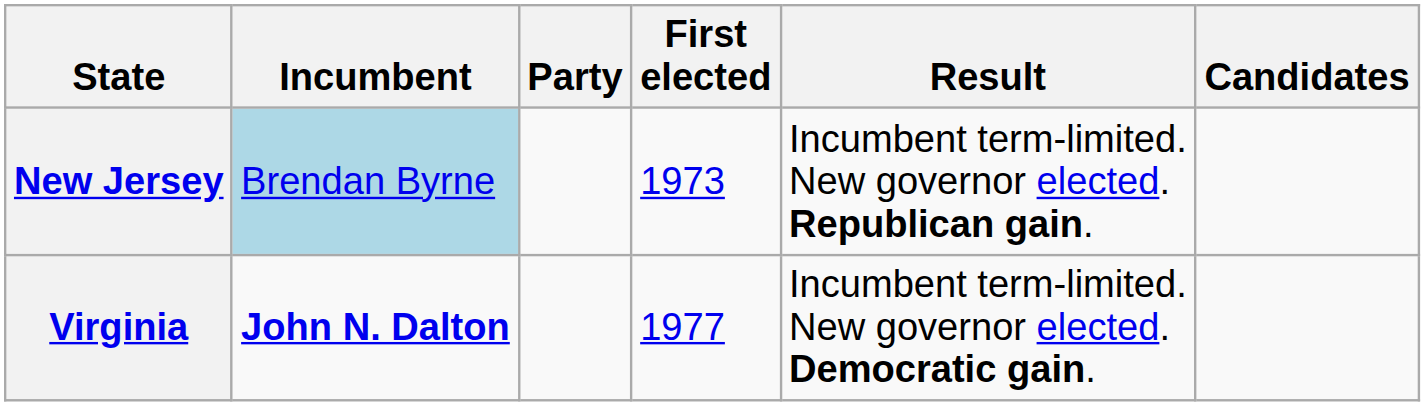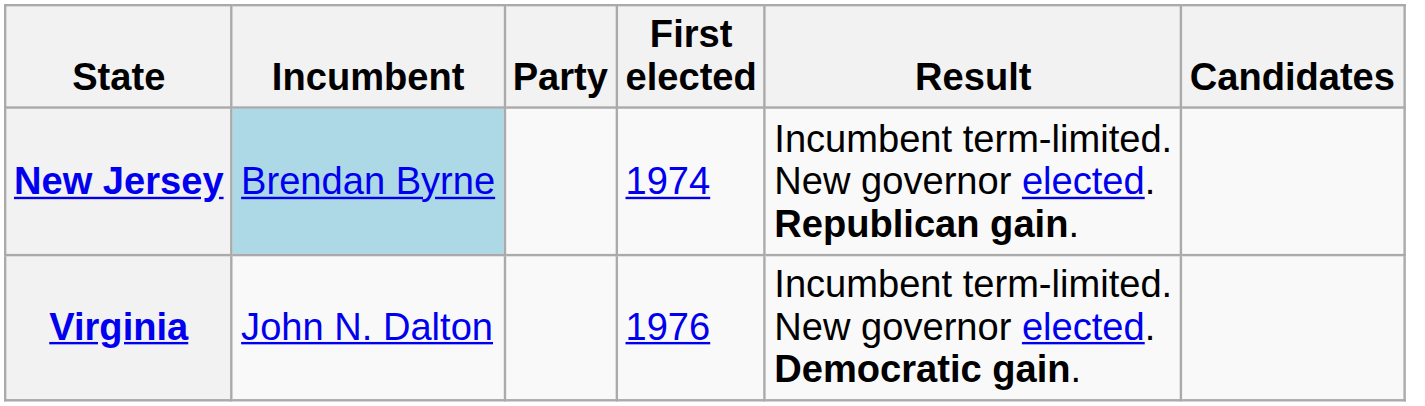(683, 180) 1973 -> (668, 180) 1974
(375, 326) bold -> (367, 326) normal
(683, 326) 1977 -> (668, 326) 1976
